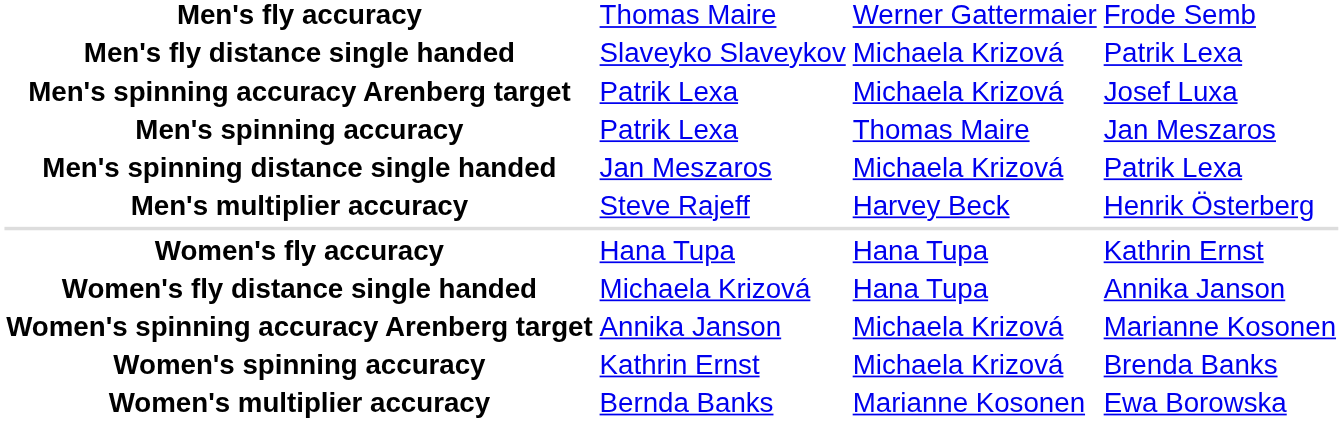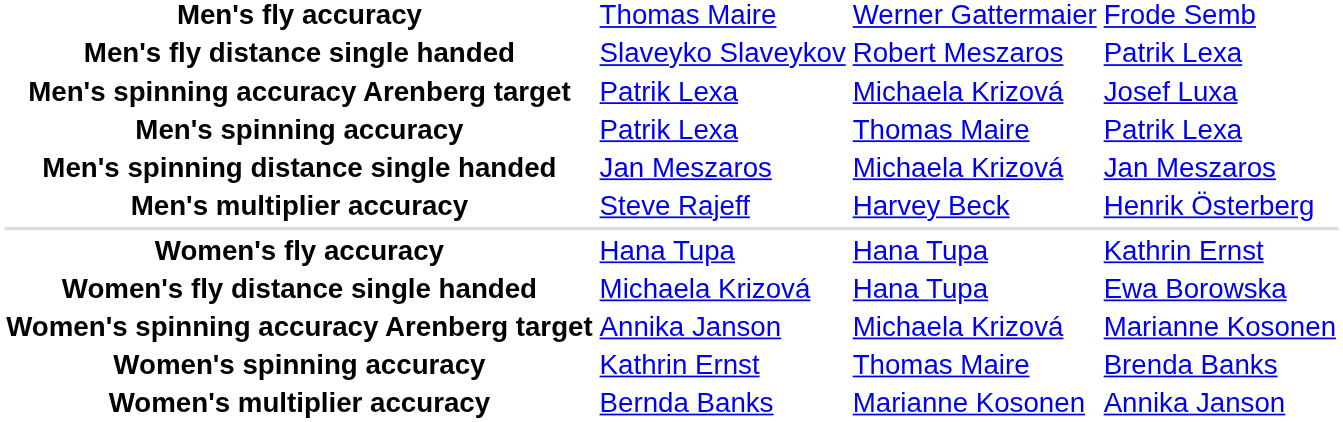(958, 53) Michaela Krizová -> (958, 53) Robert Meszaros
(1190, 129) Jan Meszaros -> (1173, 129) Patrik Lexa
(1173, 167) Patrik Lexa -> (1190, 167) Jan Meszaros
(1194, 288) Annika Janson -> (1195, 288) Ewa Borowska
(958, 364) Michaela Krizová -> (941, 364) Thomas Maire
(1195, 402) Ewa Borowska -> (1194, 402) Annika Janson
